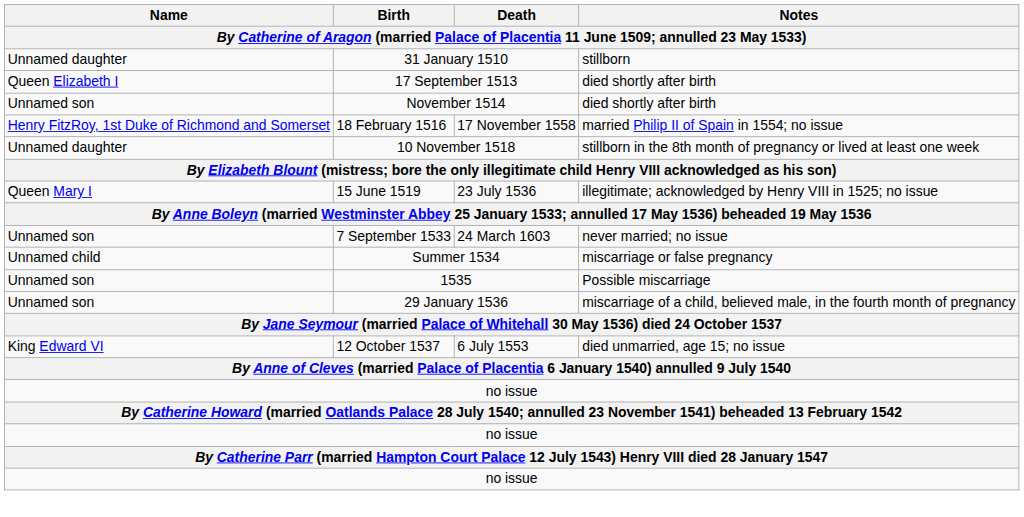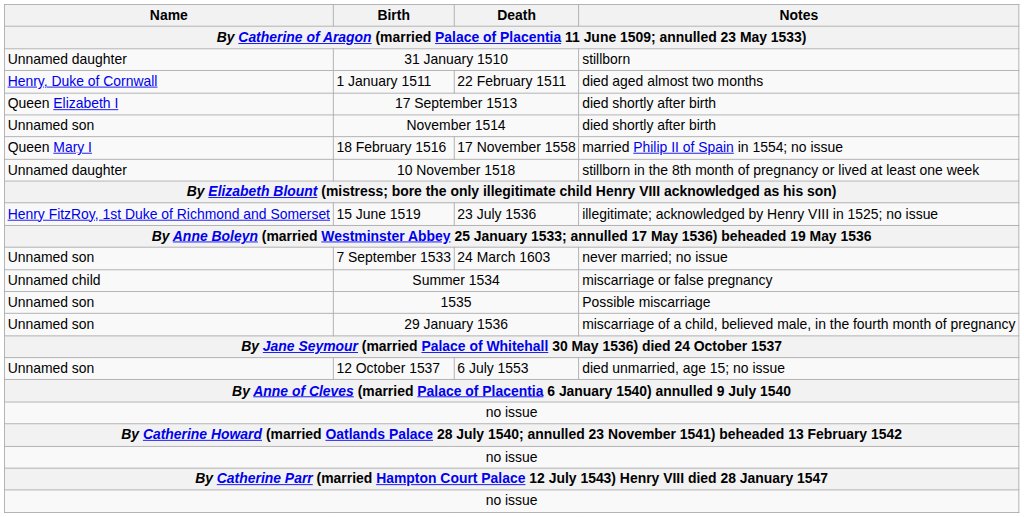+ row: (384, 81)
(169, 125) Henry FitzRoy, 1st Duke of Richmond and Somerset -> (50, 147) Queen Mary I
(50, 192) Queen Mary I -> (169, 214) Henry FitzRoy, 1st Duke of Richmond and Somerset
(56, 346) King Edward VI -> (51, 368) Unnamed son
